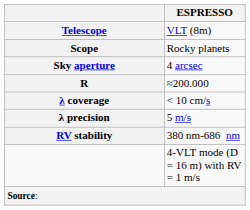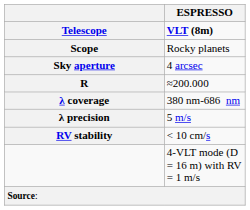(189, 30) normal -> (190, 30) bold
(189, 100) < 10 cm/s -> (203, 100) 380 nm-686 nm
(203, 135) 380 nm-686 nm -> (189, 135) < 10 cm/s
